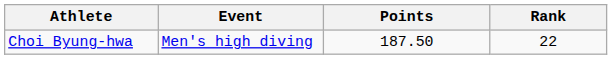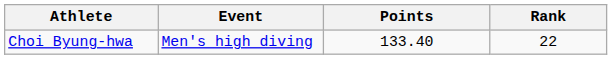(407, 42) 187.50 -> (407, 42) 133.40
